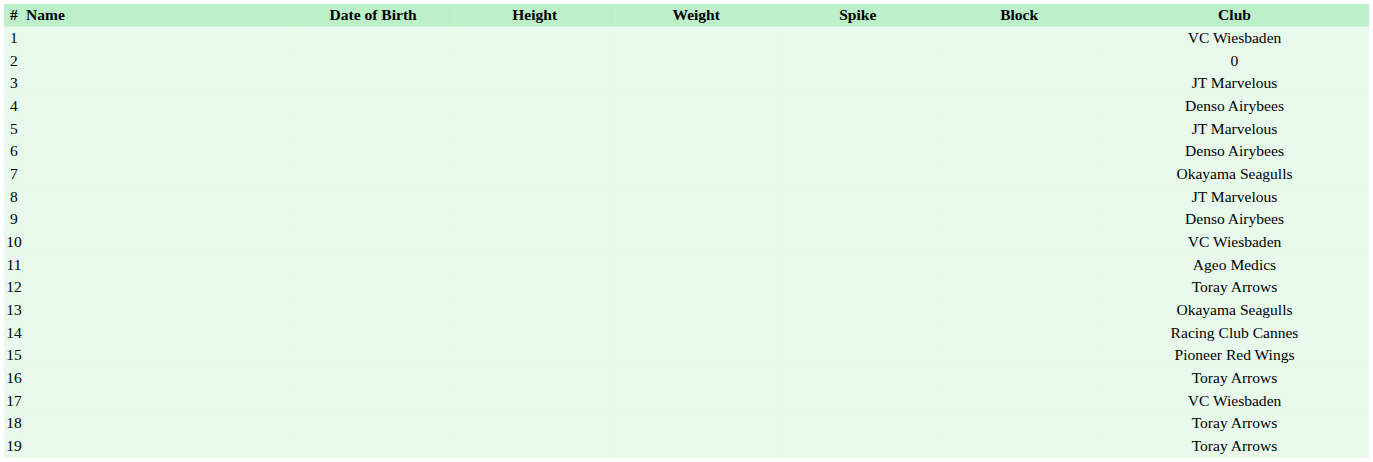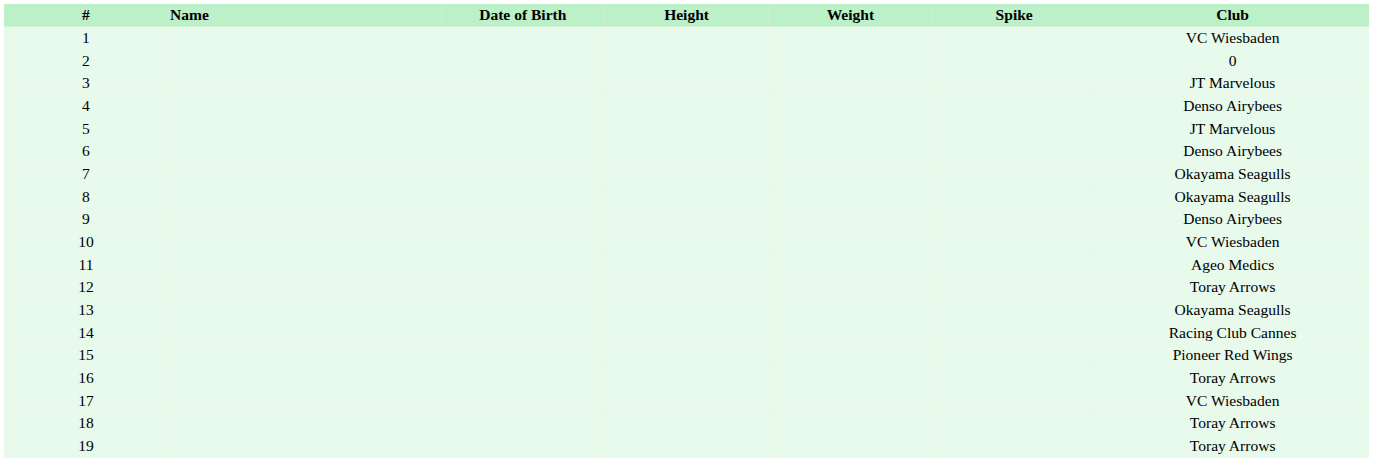- column: (1019, 15)
(1235, 196) JT Marvelous -> (1233, 196) Okayama Seagulls
